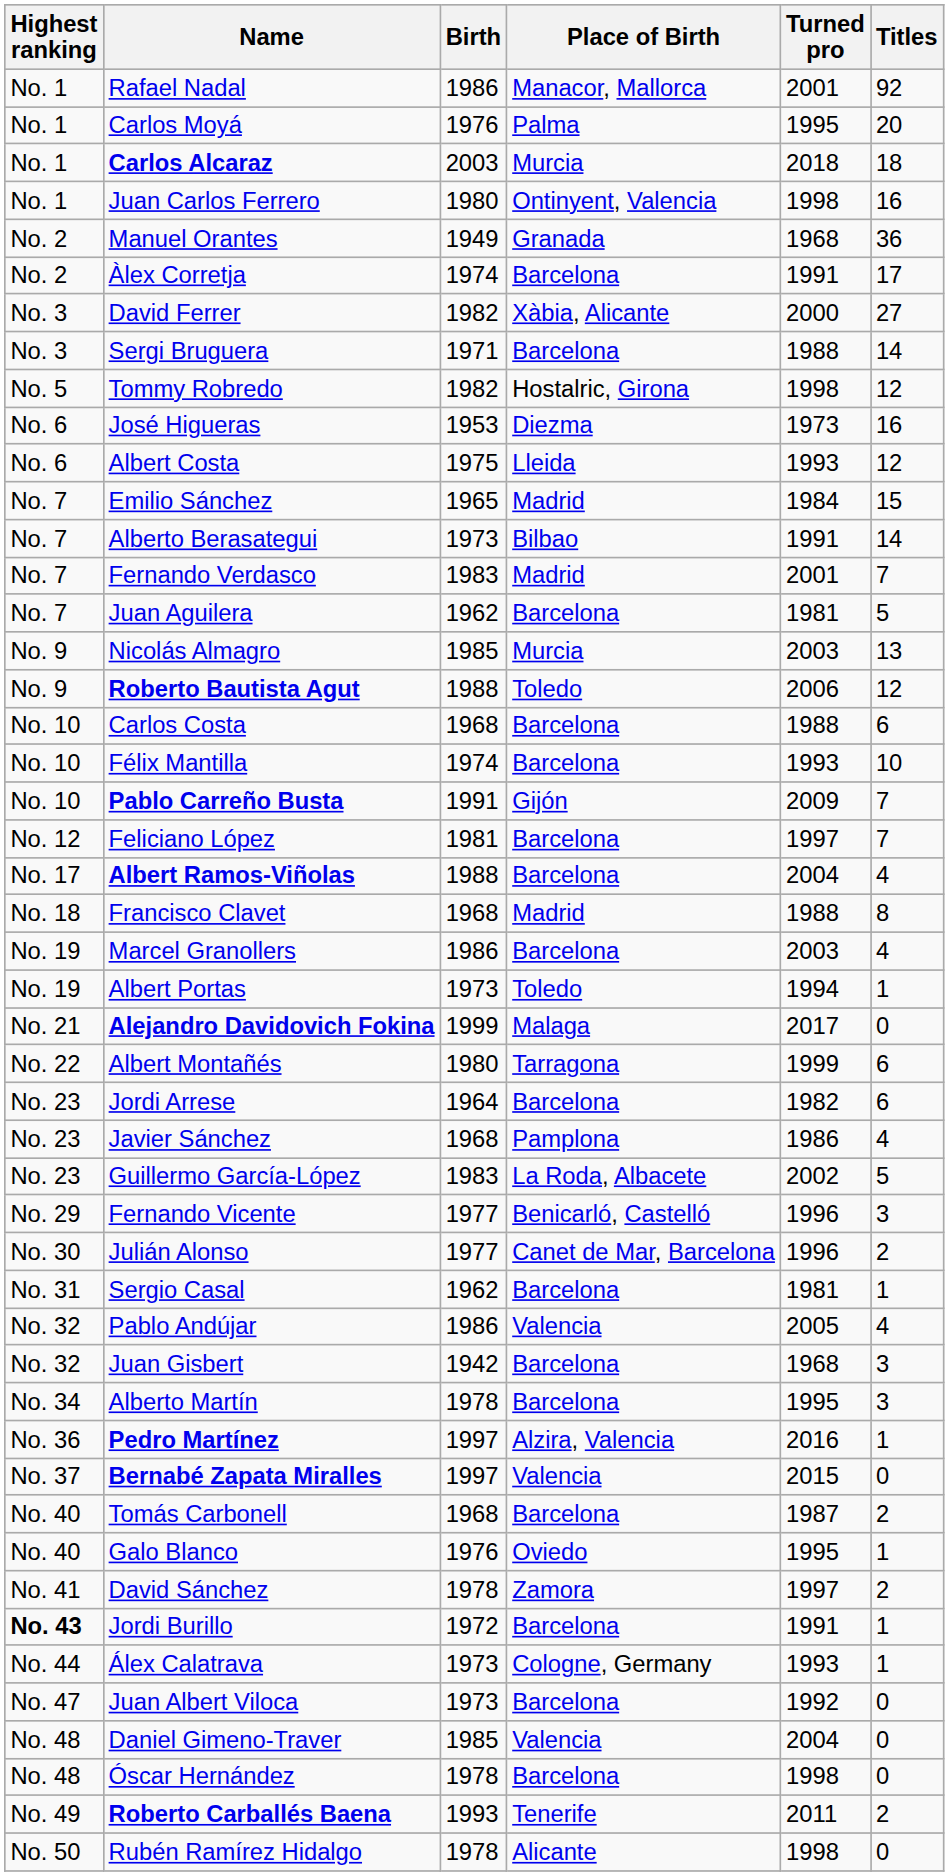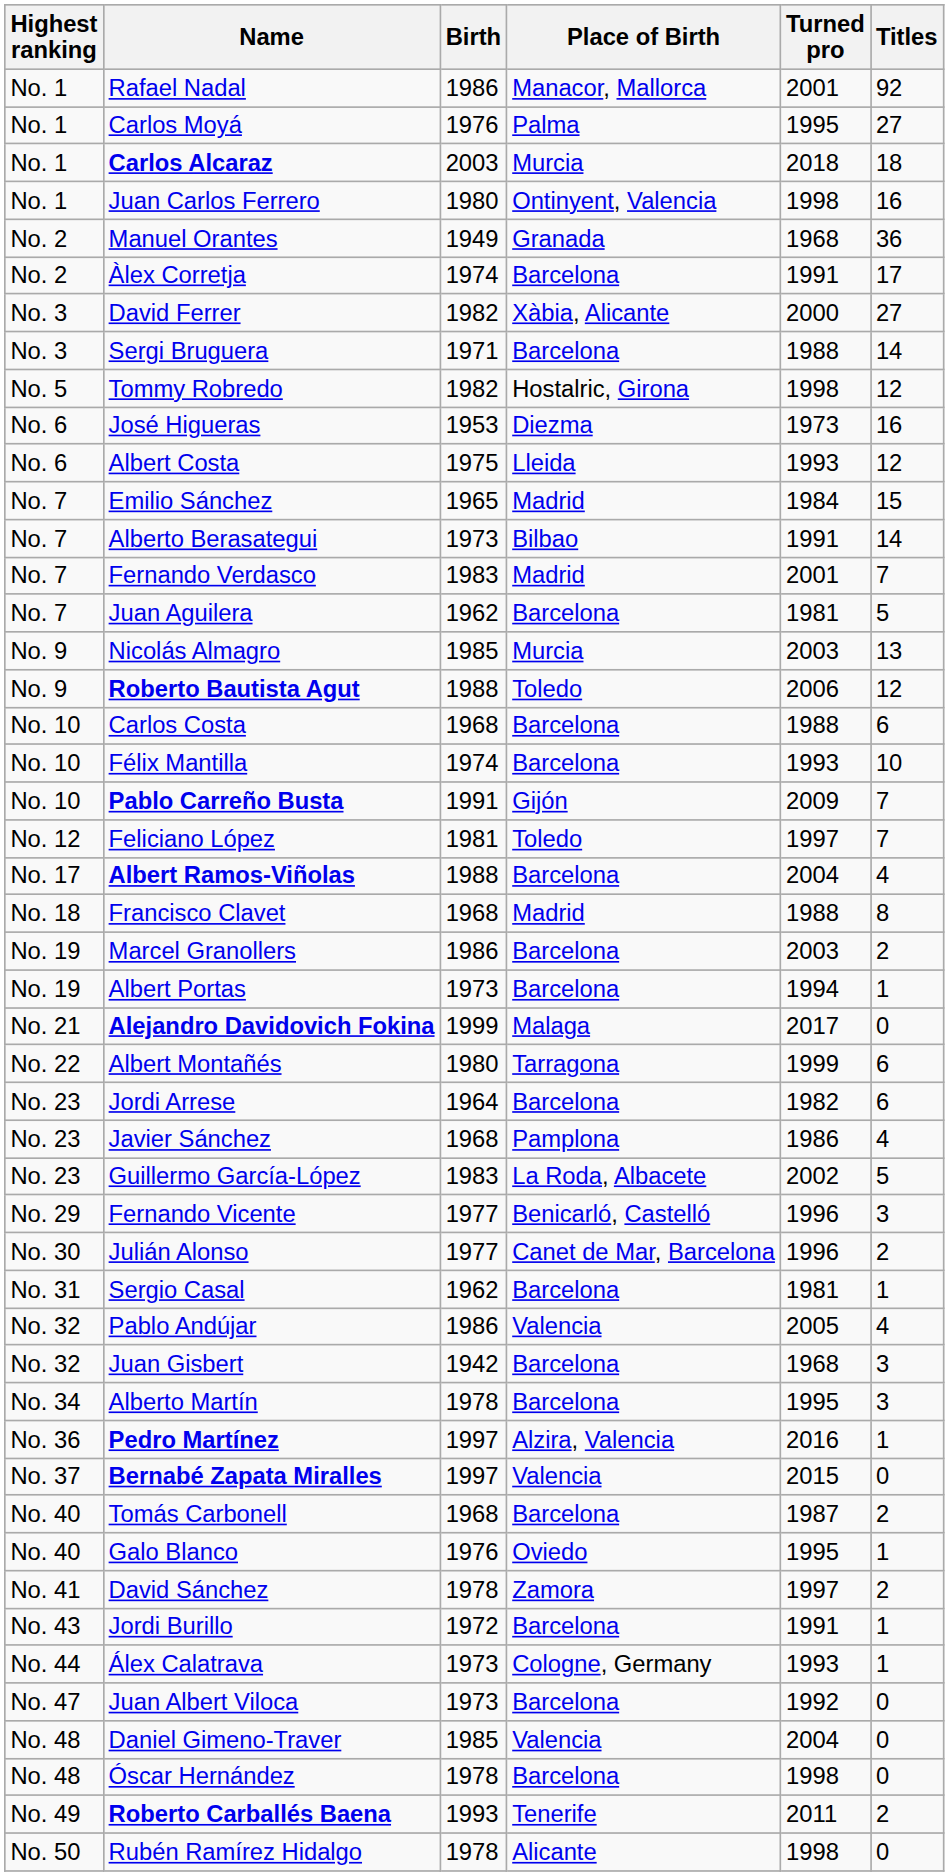(889, 125) 20 -> (889, 125) 27
(566, 839) Barcelona -> (547, 839) Toledo
(883, 951) 4 -> (883, 951) 2
(547, 989) Toledo -> (566, 989) Barcelona
(46, 1627) bold -> (45, 1627) normal
